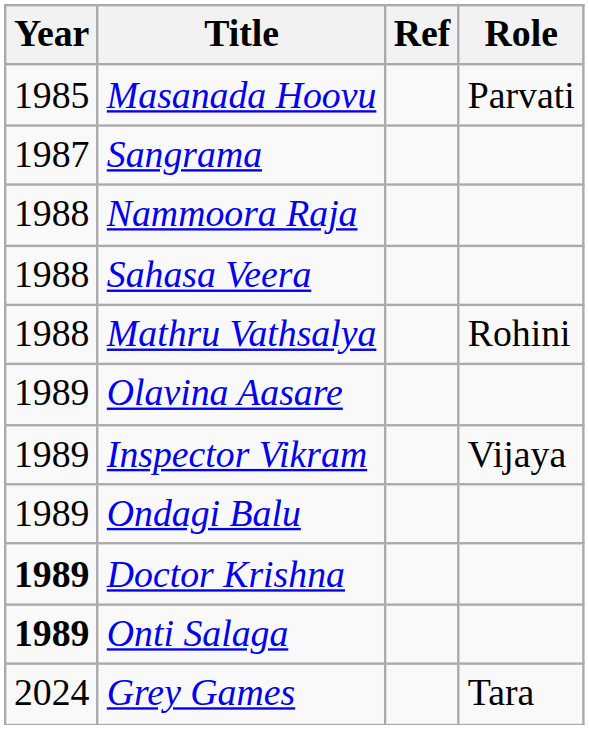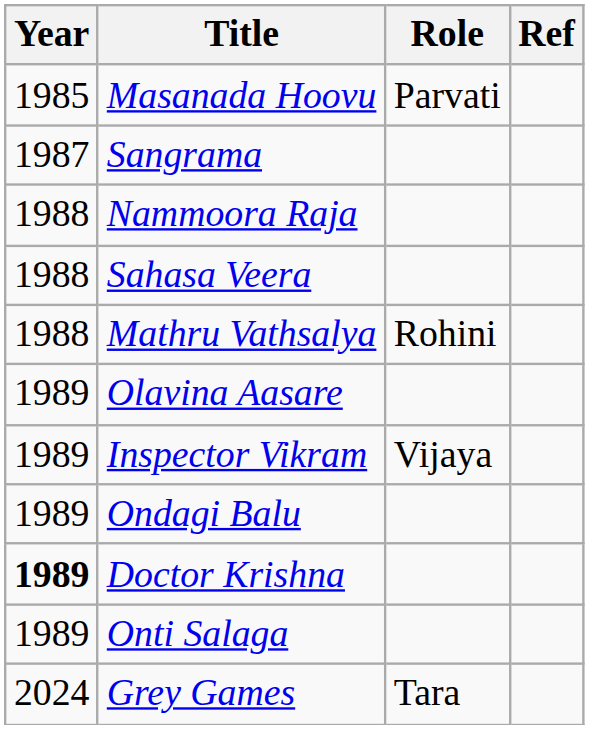columns swapped: (521, 34) <-> (422, 34)
(52, 633) bold -> (52, 633) normal
